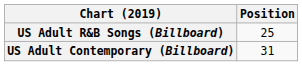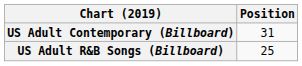rows swapped: (121, 51) <-> (121, 32)
